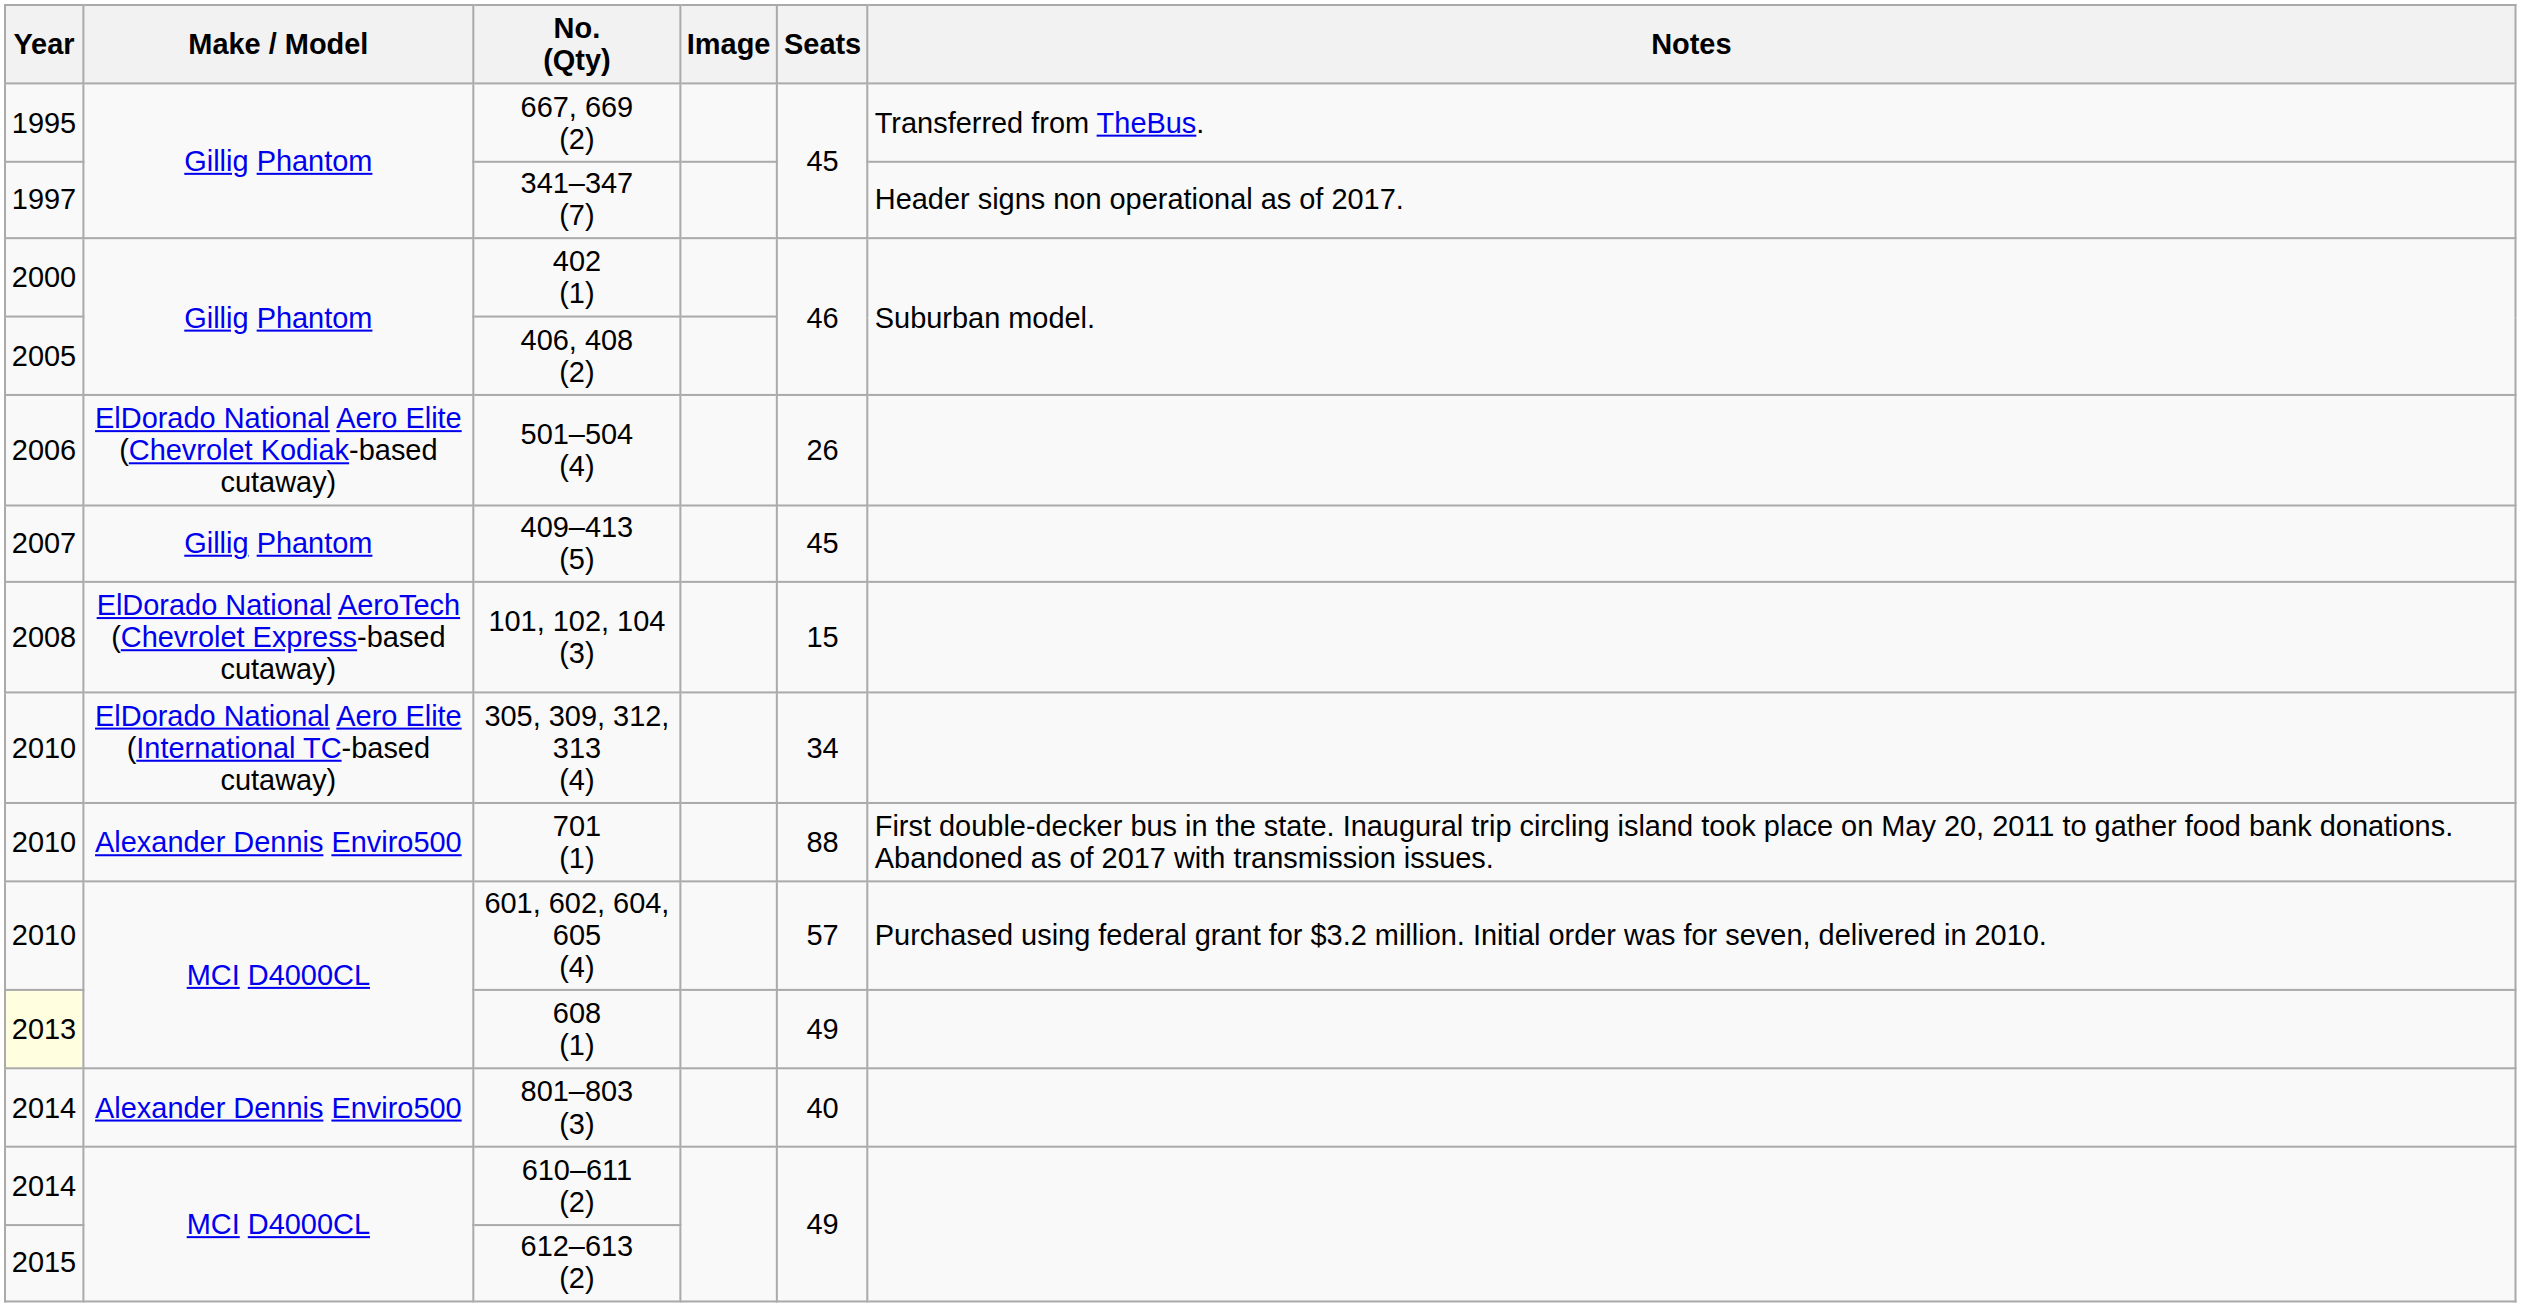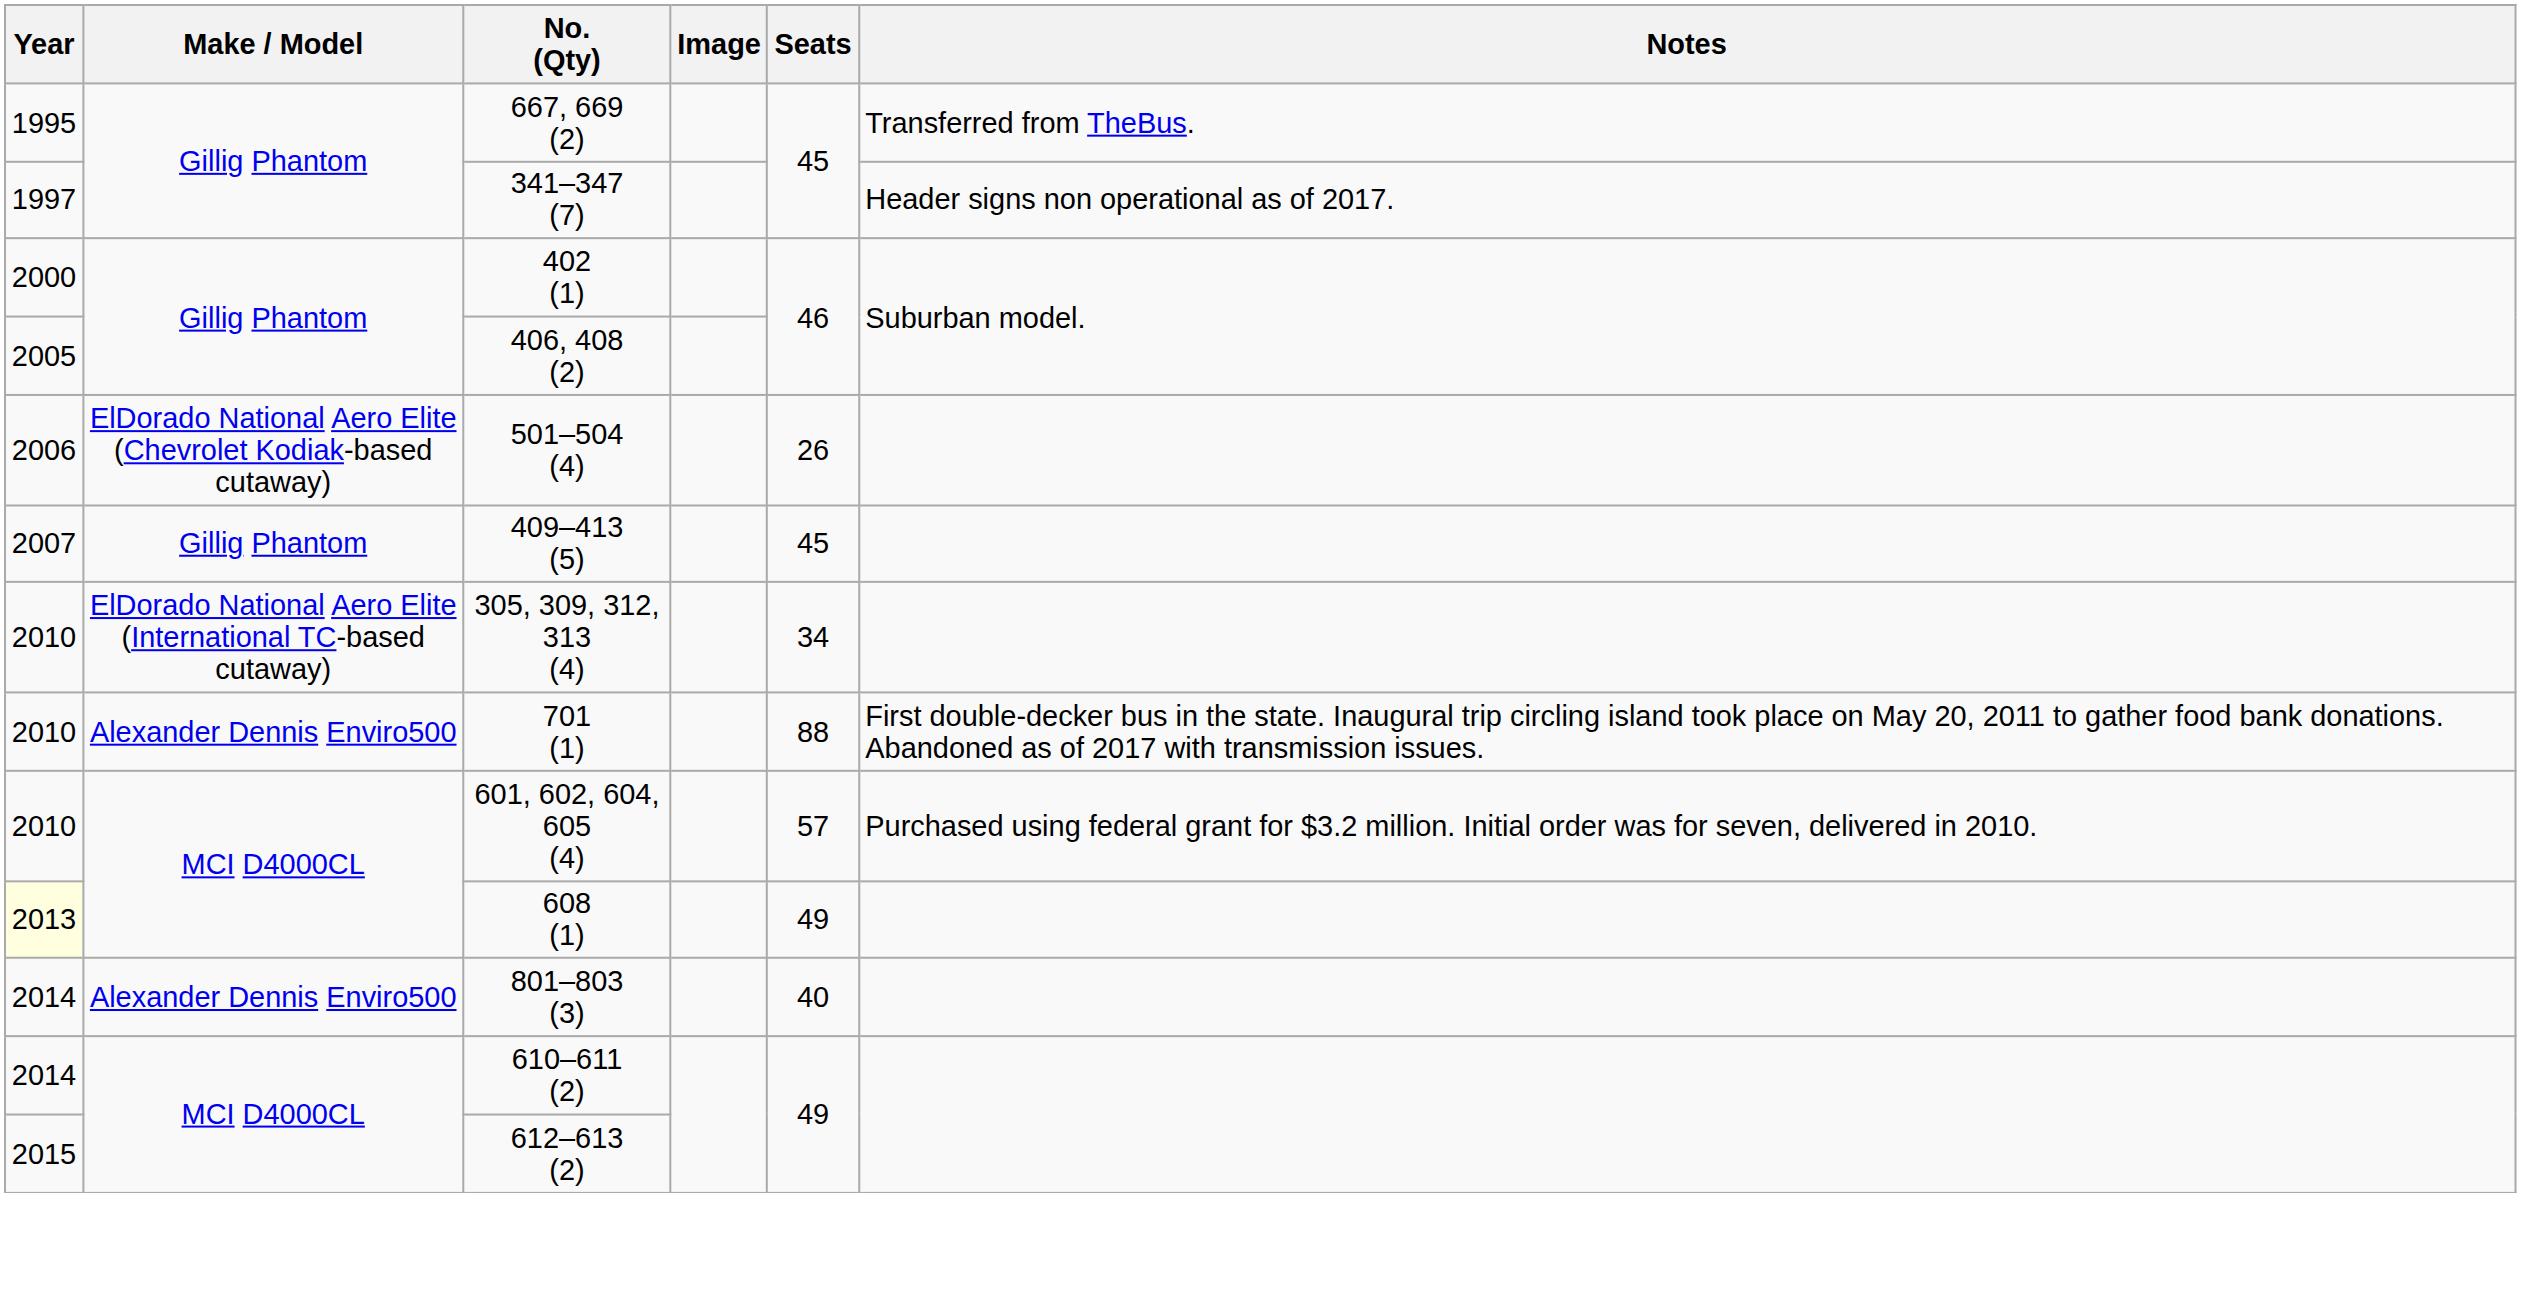- row: (577, 638)
